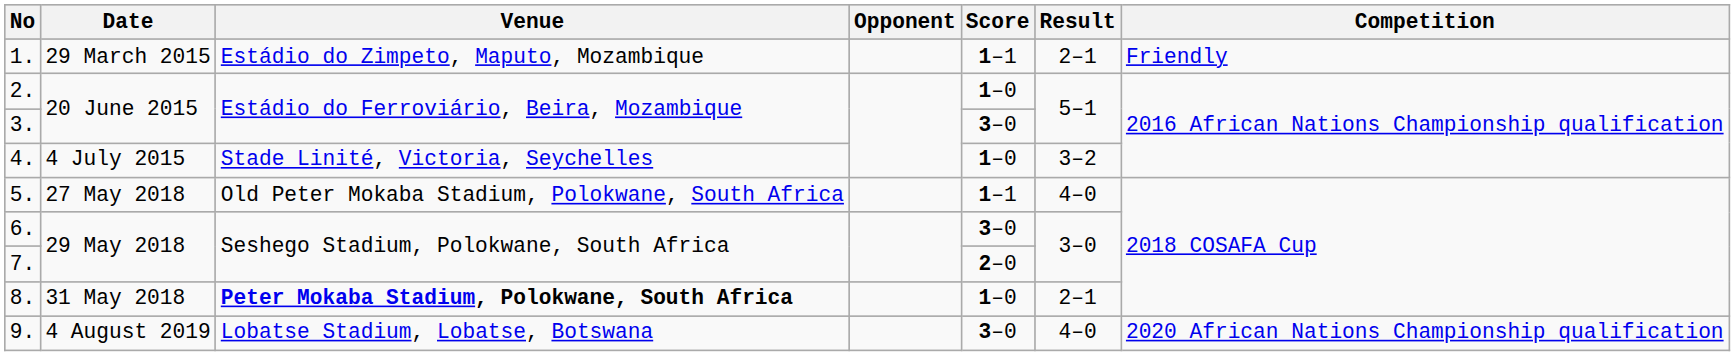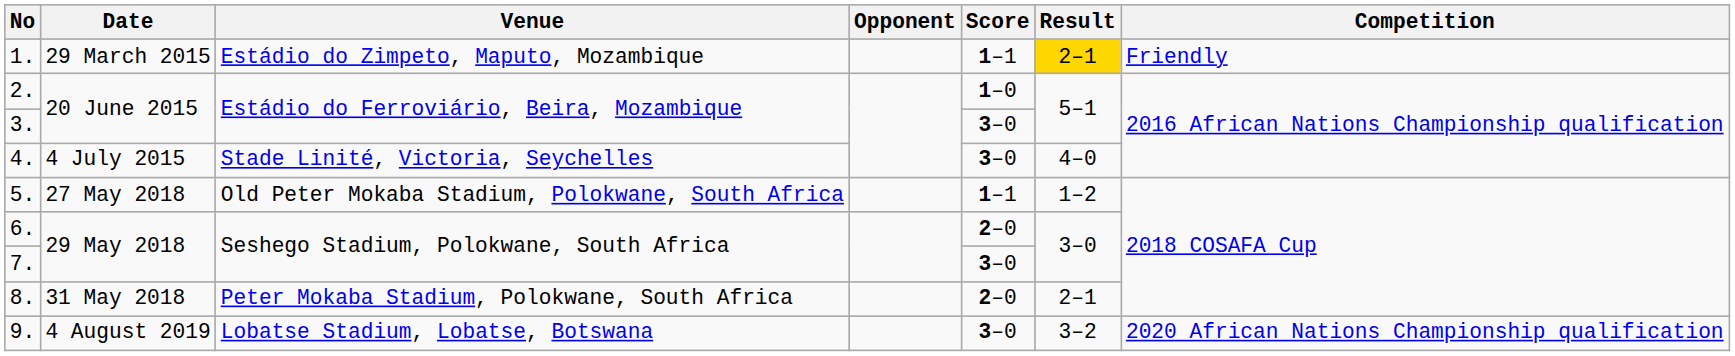(1078, 57) no background -> (1078, 57) gold background
(998, 160) 1–0 -> (998, 160) 3–0
(1078, 160) 3–2 -> (1078, 160) 4–0
(1078, 195) 4–0 -> (1078, 195) 1–2
(998, 229) 3–0 -> (998, 229) 2–0
(998, 264) 2–0 -> (998, 264) 3–0
(507, 298) bold -> (507, 298) normal
(998, 298) 1–0 -> (998, 298) 2–0
(1078, 333) 4–0 -> (1078, 333) 3–2
